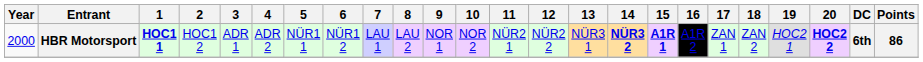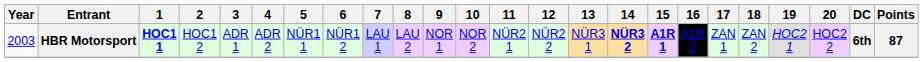(21, 40) 2000 -> (21, 40) 2003
(830, 40) bold -> (830, 40) normal
(896, 40) 86 -> (896, 40) 87
